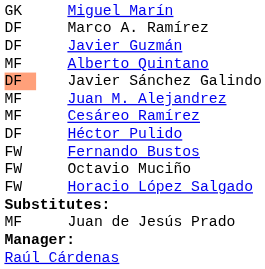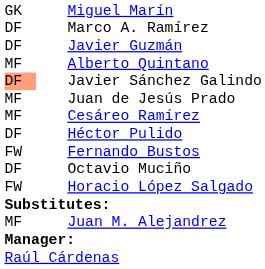rows swapped: (147, 99) <-> (151, 222)
(13, 170) FW -> (13, 170) DF
